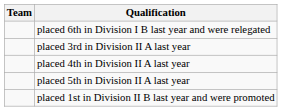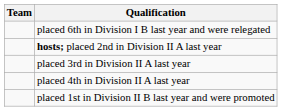+ row: (129, 47)
- row: (113, 81)
